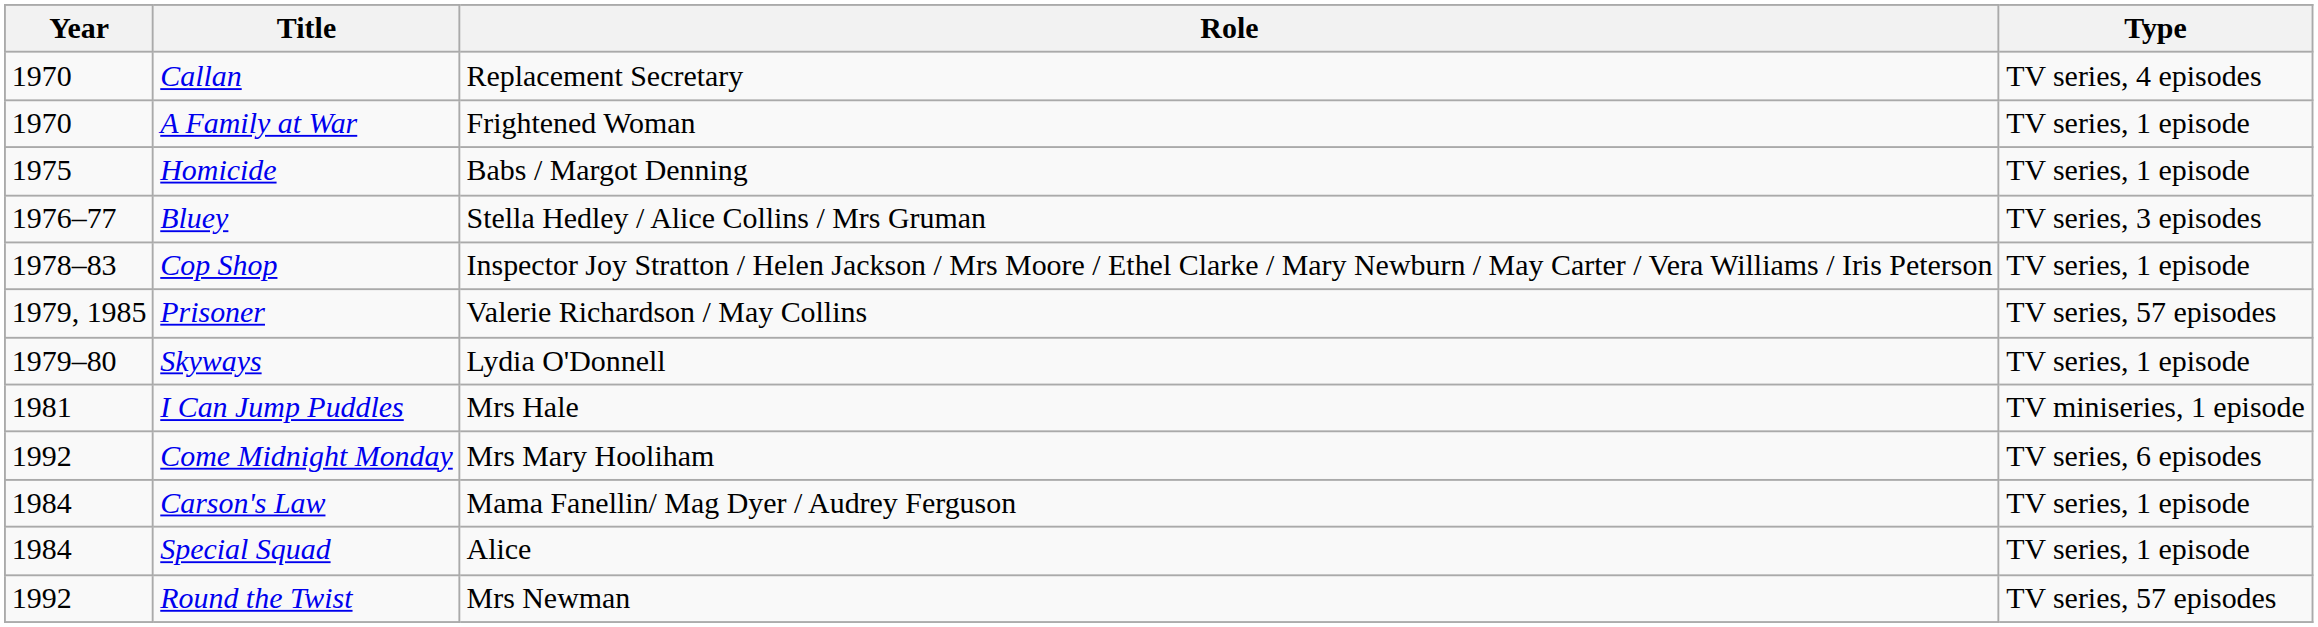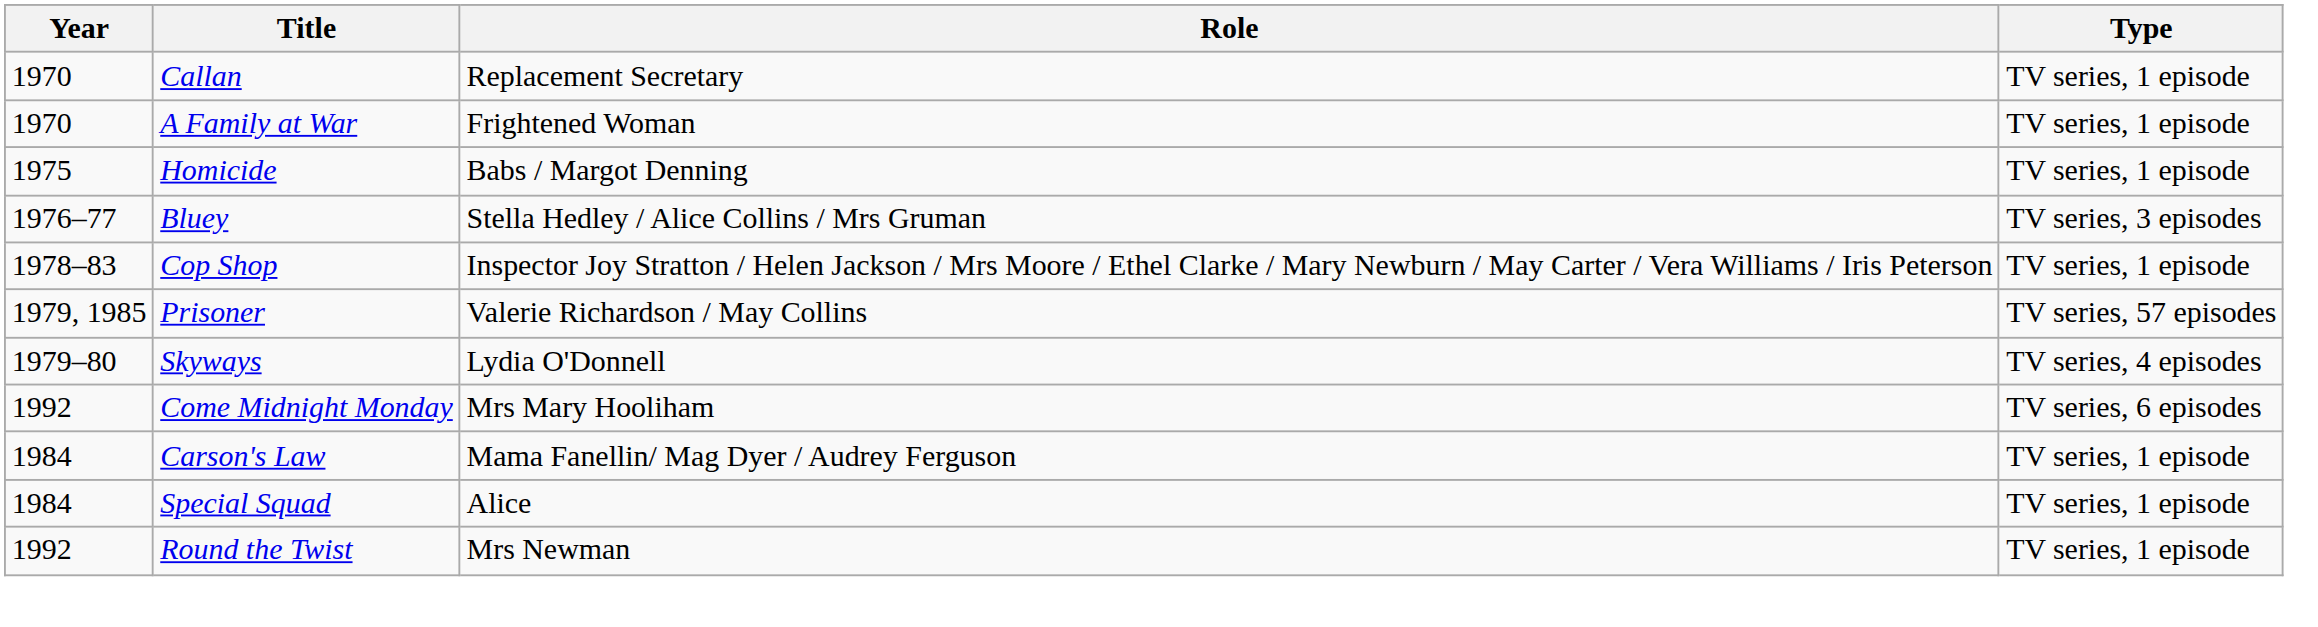(2134, 75) TV series, 4 episodes -> (2128, 75) TV series, 1 episode
(2128, 360) TV series, 1 episode -> (2134, 360) TV series, 4 episodes
- row: (282, 407)
(2141, 597) TV series, 57 episodes -> (2128, 550) TV series, 1 episode
